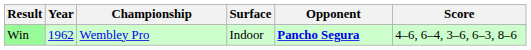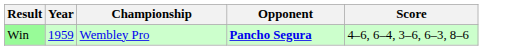- column: (250, 14)
(61, 34) 1962 -> (61, 34) 1959
